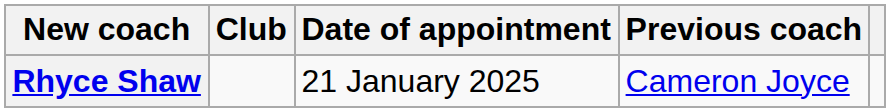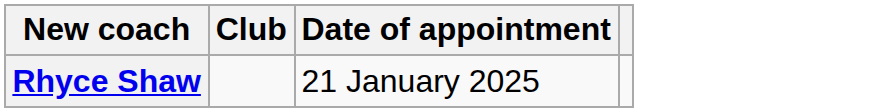- column: (744, 29)
